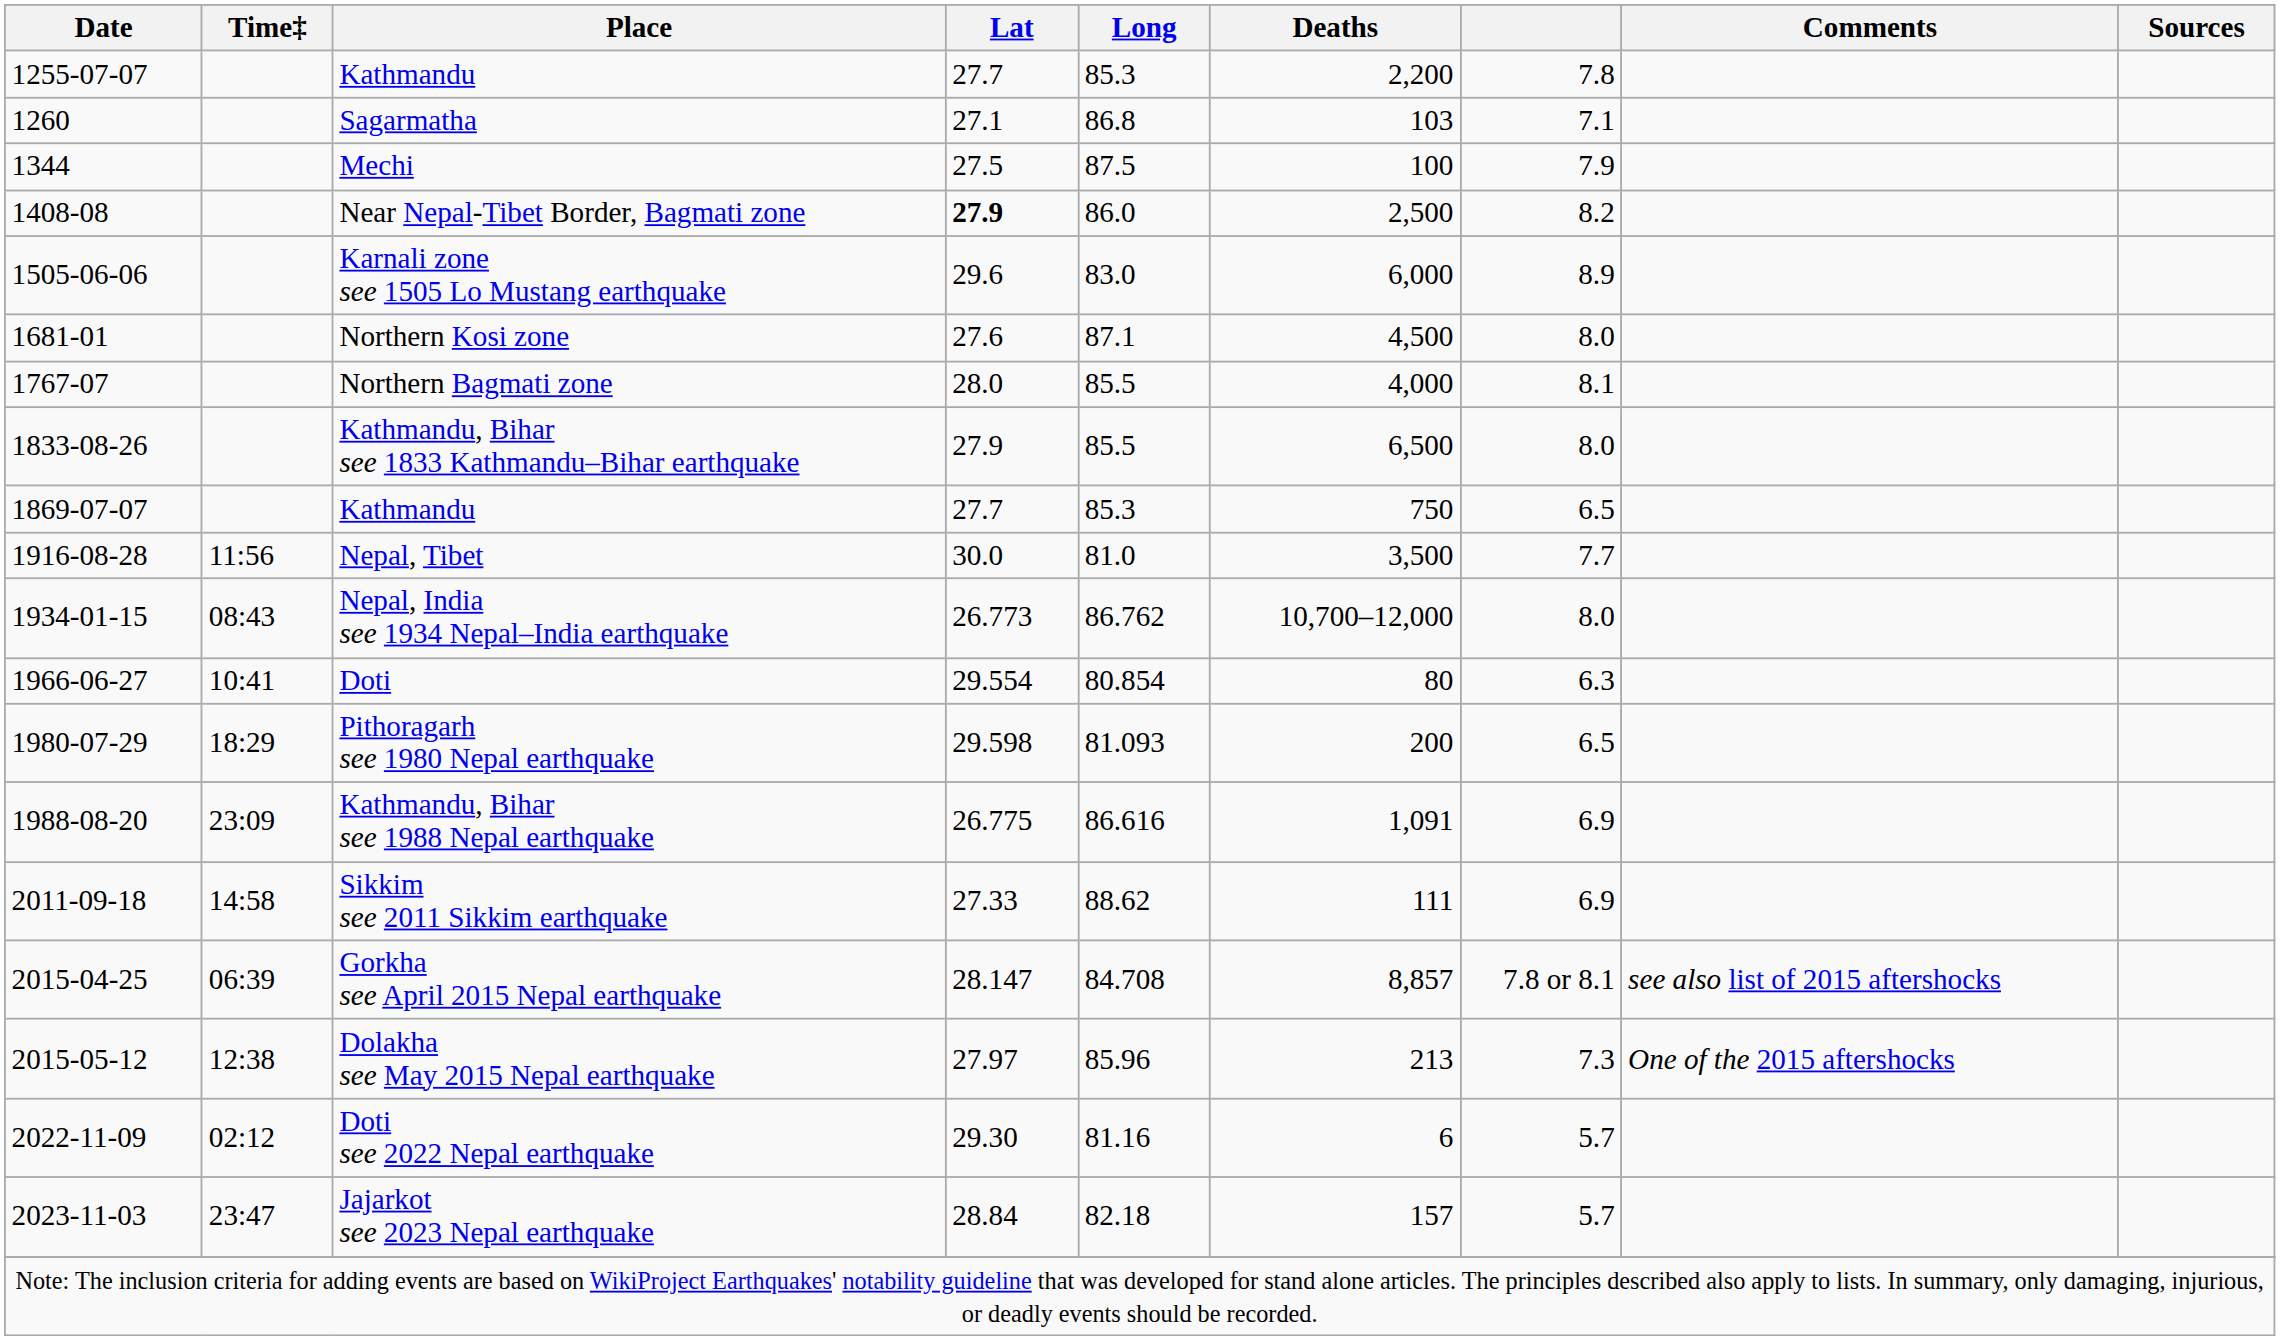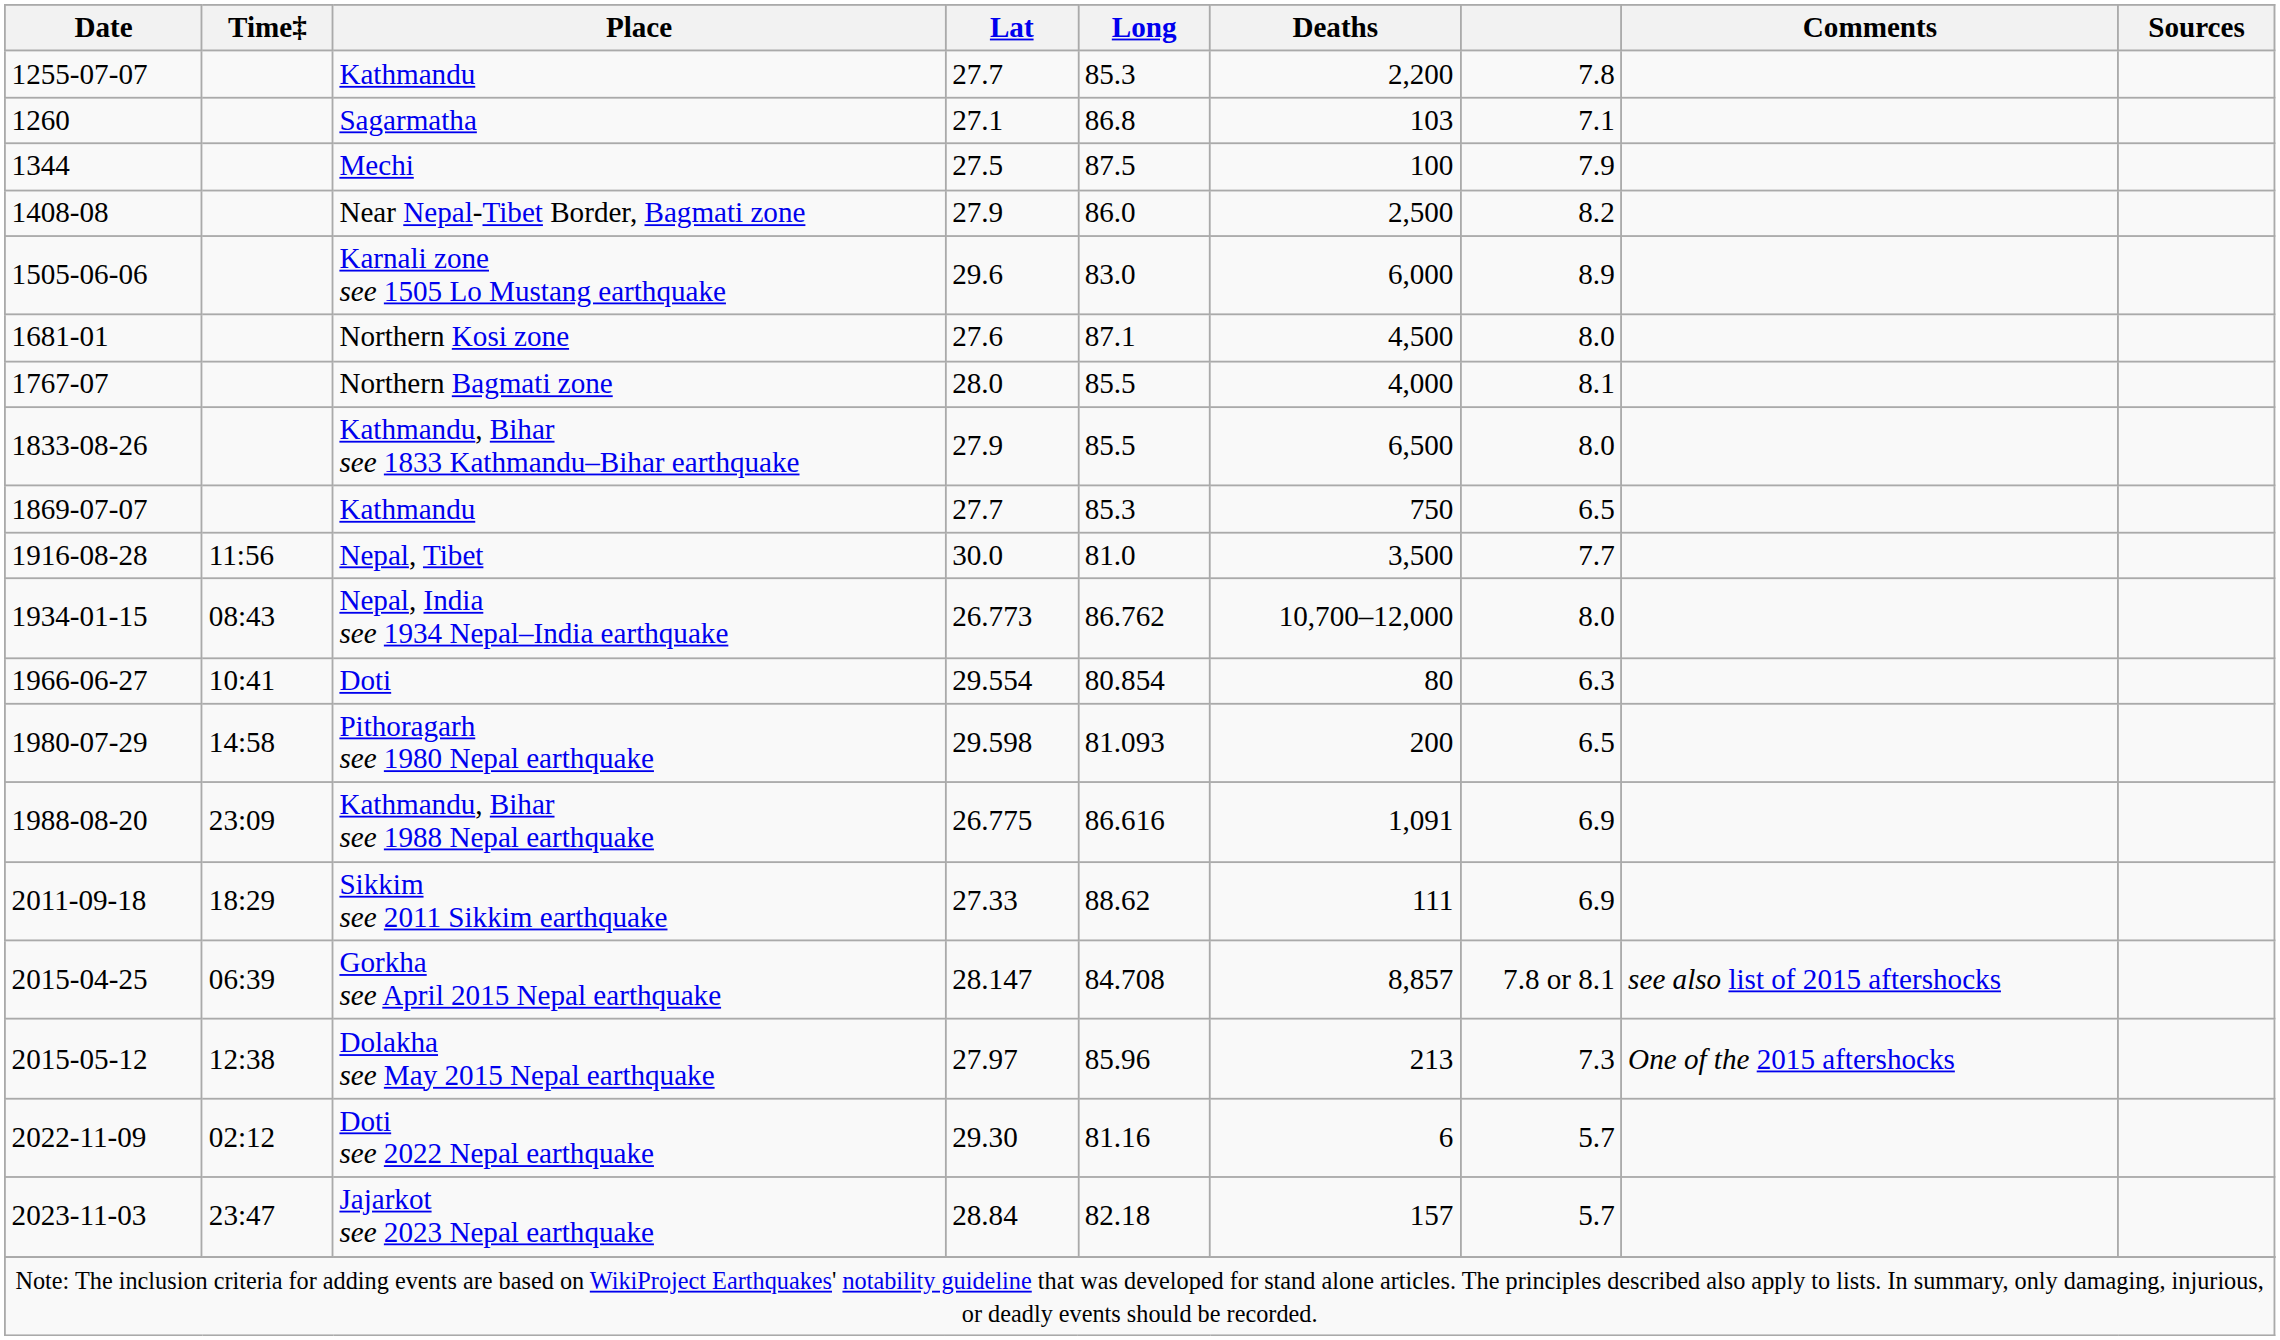(978, 212) bold -> (978, 212) normal
(242, 742) 18:29 -> (242, 742) 14:58
(242, 900) 14:58 -> (242, 900) 18:29
